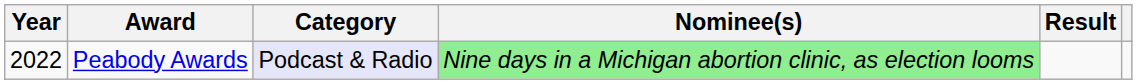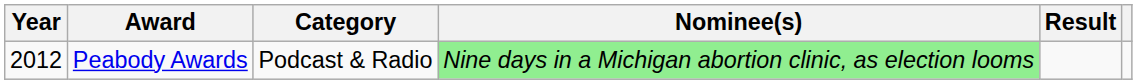(36, 60) 2022 -> (36, 60) 2012
(346, 60) lavender background -> (346, 60) no background
